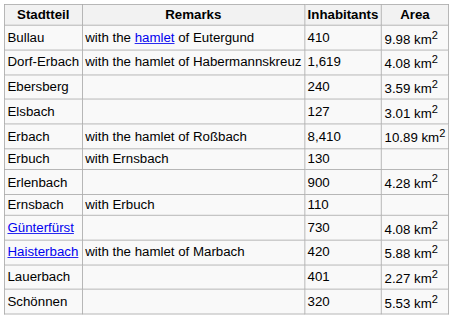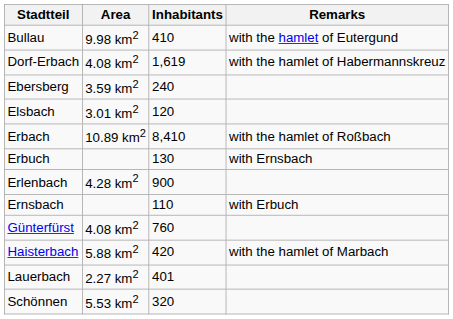columns swapped: (415, 15) <-> (193, 15)
(319, 111) 127 -> (163, 111) 120
(319, 227) 730 -> (163, 227) 760
